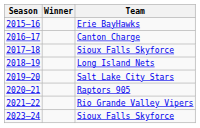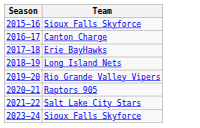- column: (59, 11)
(109, 24) Erie BayHawks -> (93, 24) Sioux Falls Skyforce
(126, 50) Sioux Falls Skyforce -> (76, 50) Erie BayHawks
(126, 77) Salt Lake City Stars -> (102, 77) Rio Grande Valley Vipers
(135, 103) Rio Grande Valley Vipers -> (93, 103) Salt Lake City Stars
